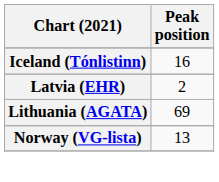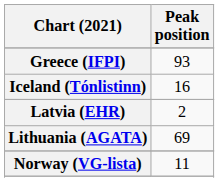+ row: (78, 61)
(182, 138) 13 -> (182, 163) 11
